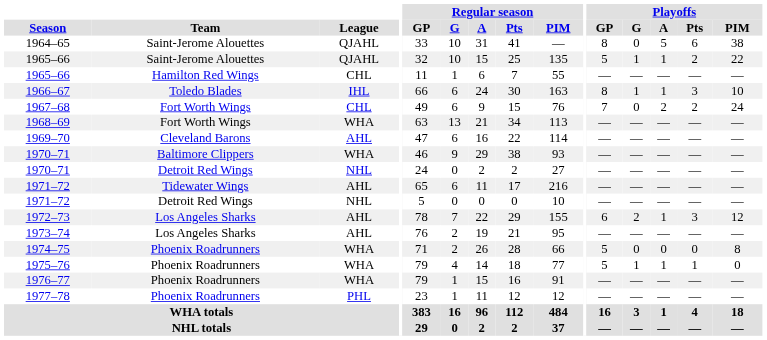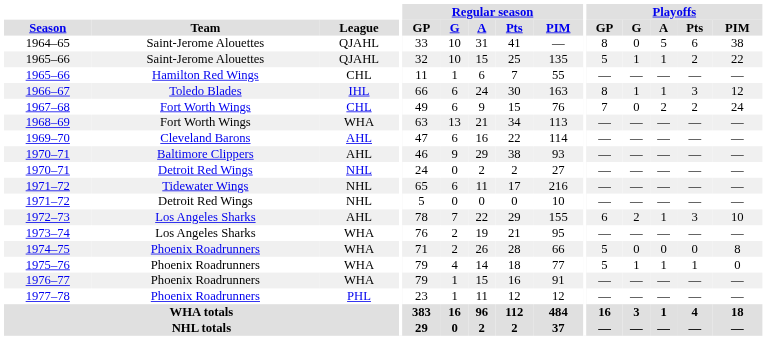(737, 91) 10 -> (737, 91) 12
(359, 154) WHA -> (359, 154) AHL
(359, 185) AHL -> (359, 185) NHL
(737, 217) 12 -> (737, 217) 10
(359, 233) AHL -> (359, 233) WHA
